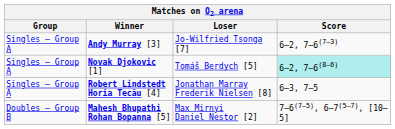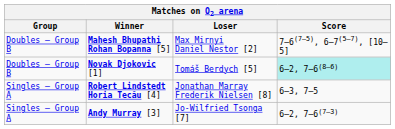rows swapped: (129, 112) <-> (124, 44)
(43, 66) Singles – Group A -> (43, 69) Doubles – Group B
